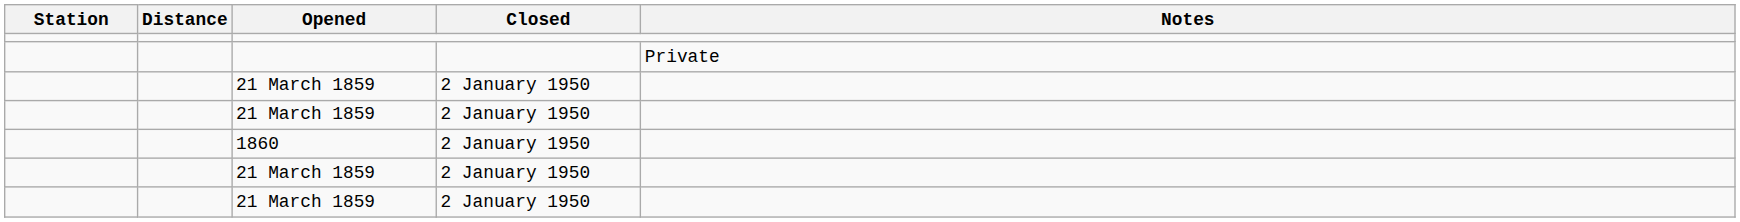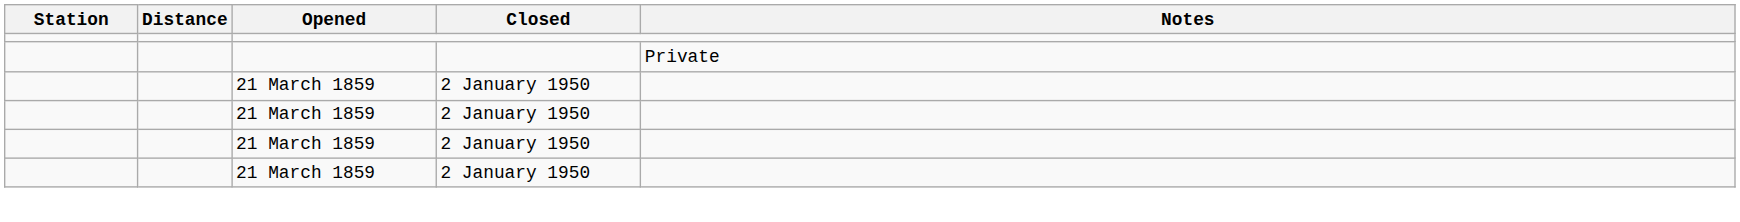- row: (257, 144)
